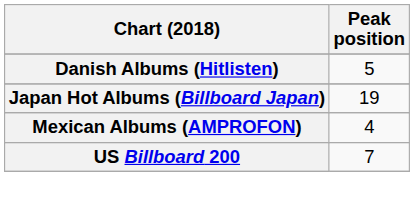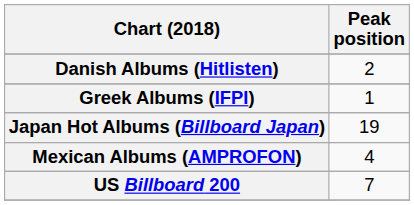(369, 68) 5 -> (369, 68) 2
+ row: (167, 98)
